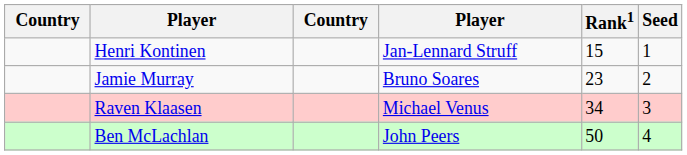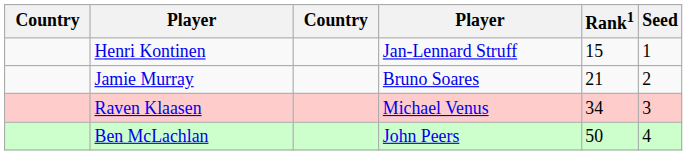(594, 79) 23 -> (594, 79) 21
